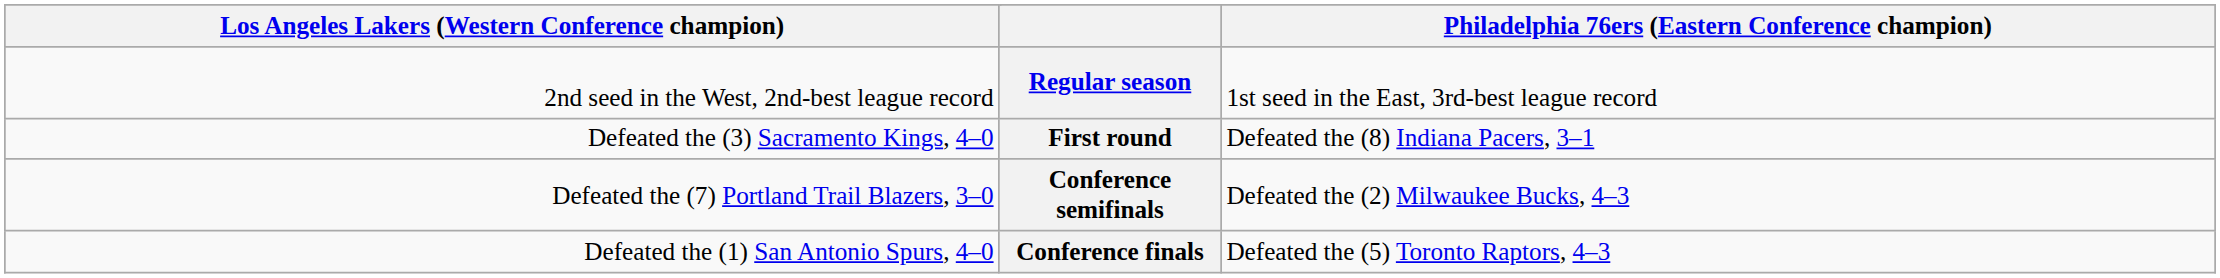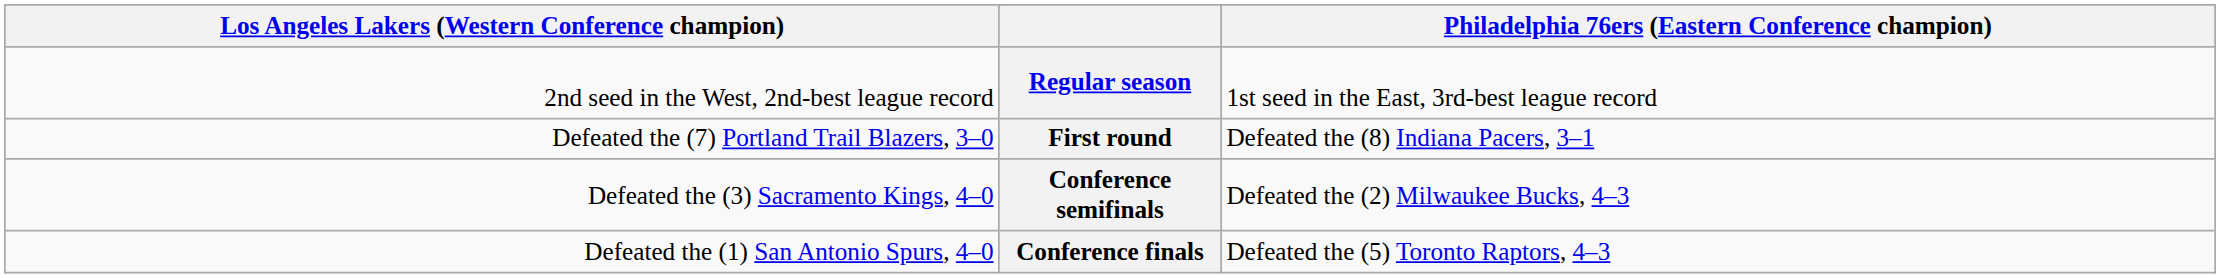(791, 138) Defeated the (3) Sacramento Kings, 4–0 -> (773, 138) Defeated the (7) Portland Trail Blazers, 3–0
(773, 194) Defeated the (7) Portland Trail Blazers, 3–0 -> (791, 194) Defeated the (3) Sacramento Kings, 4–0
